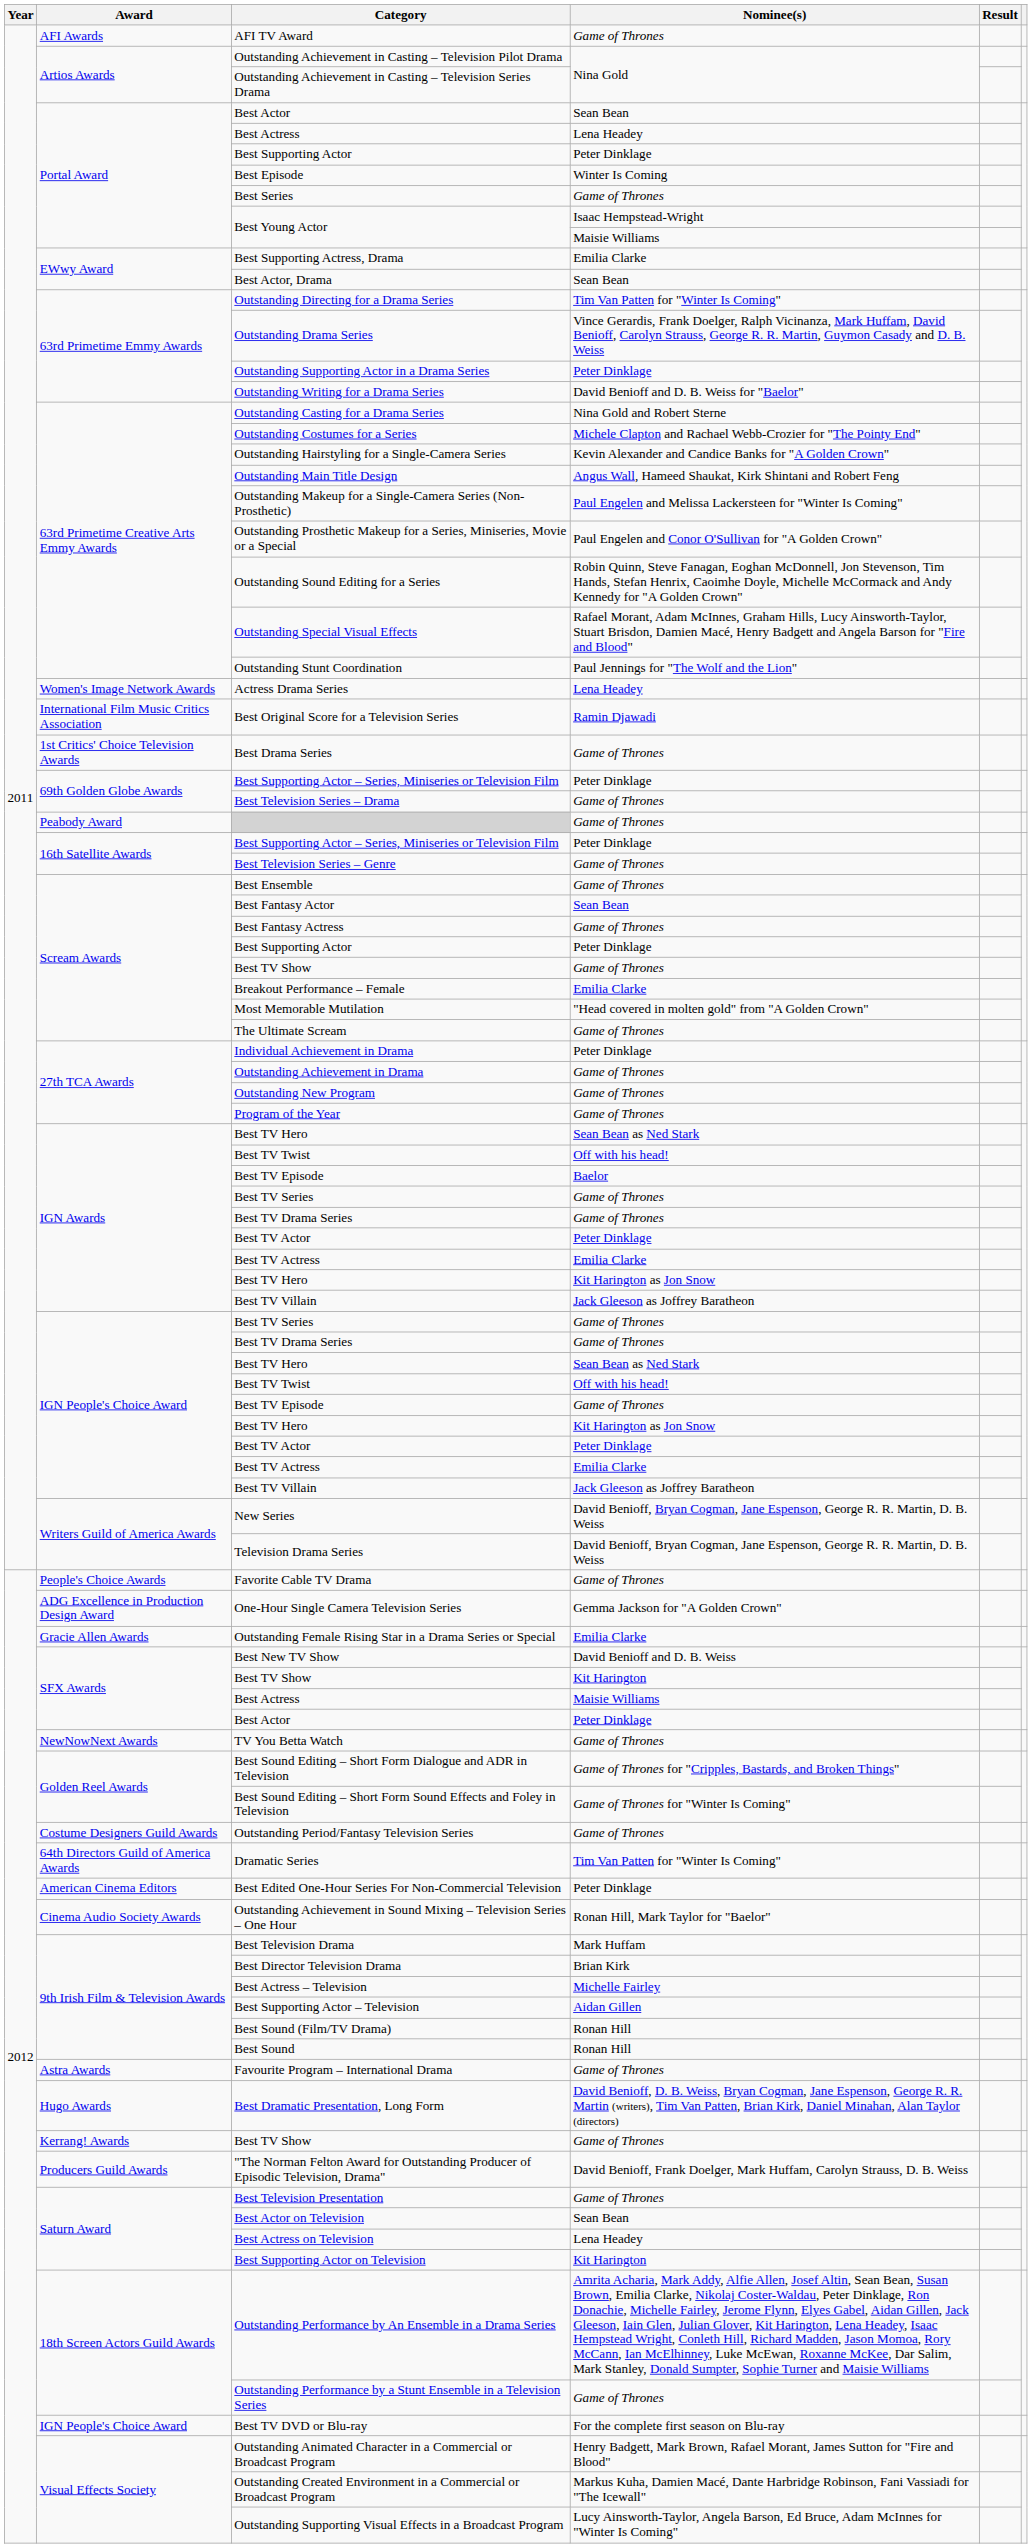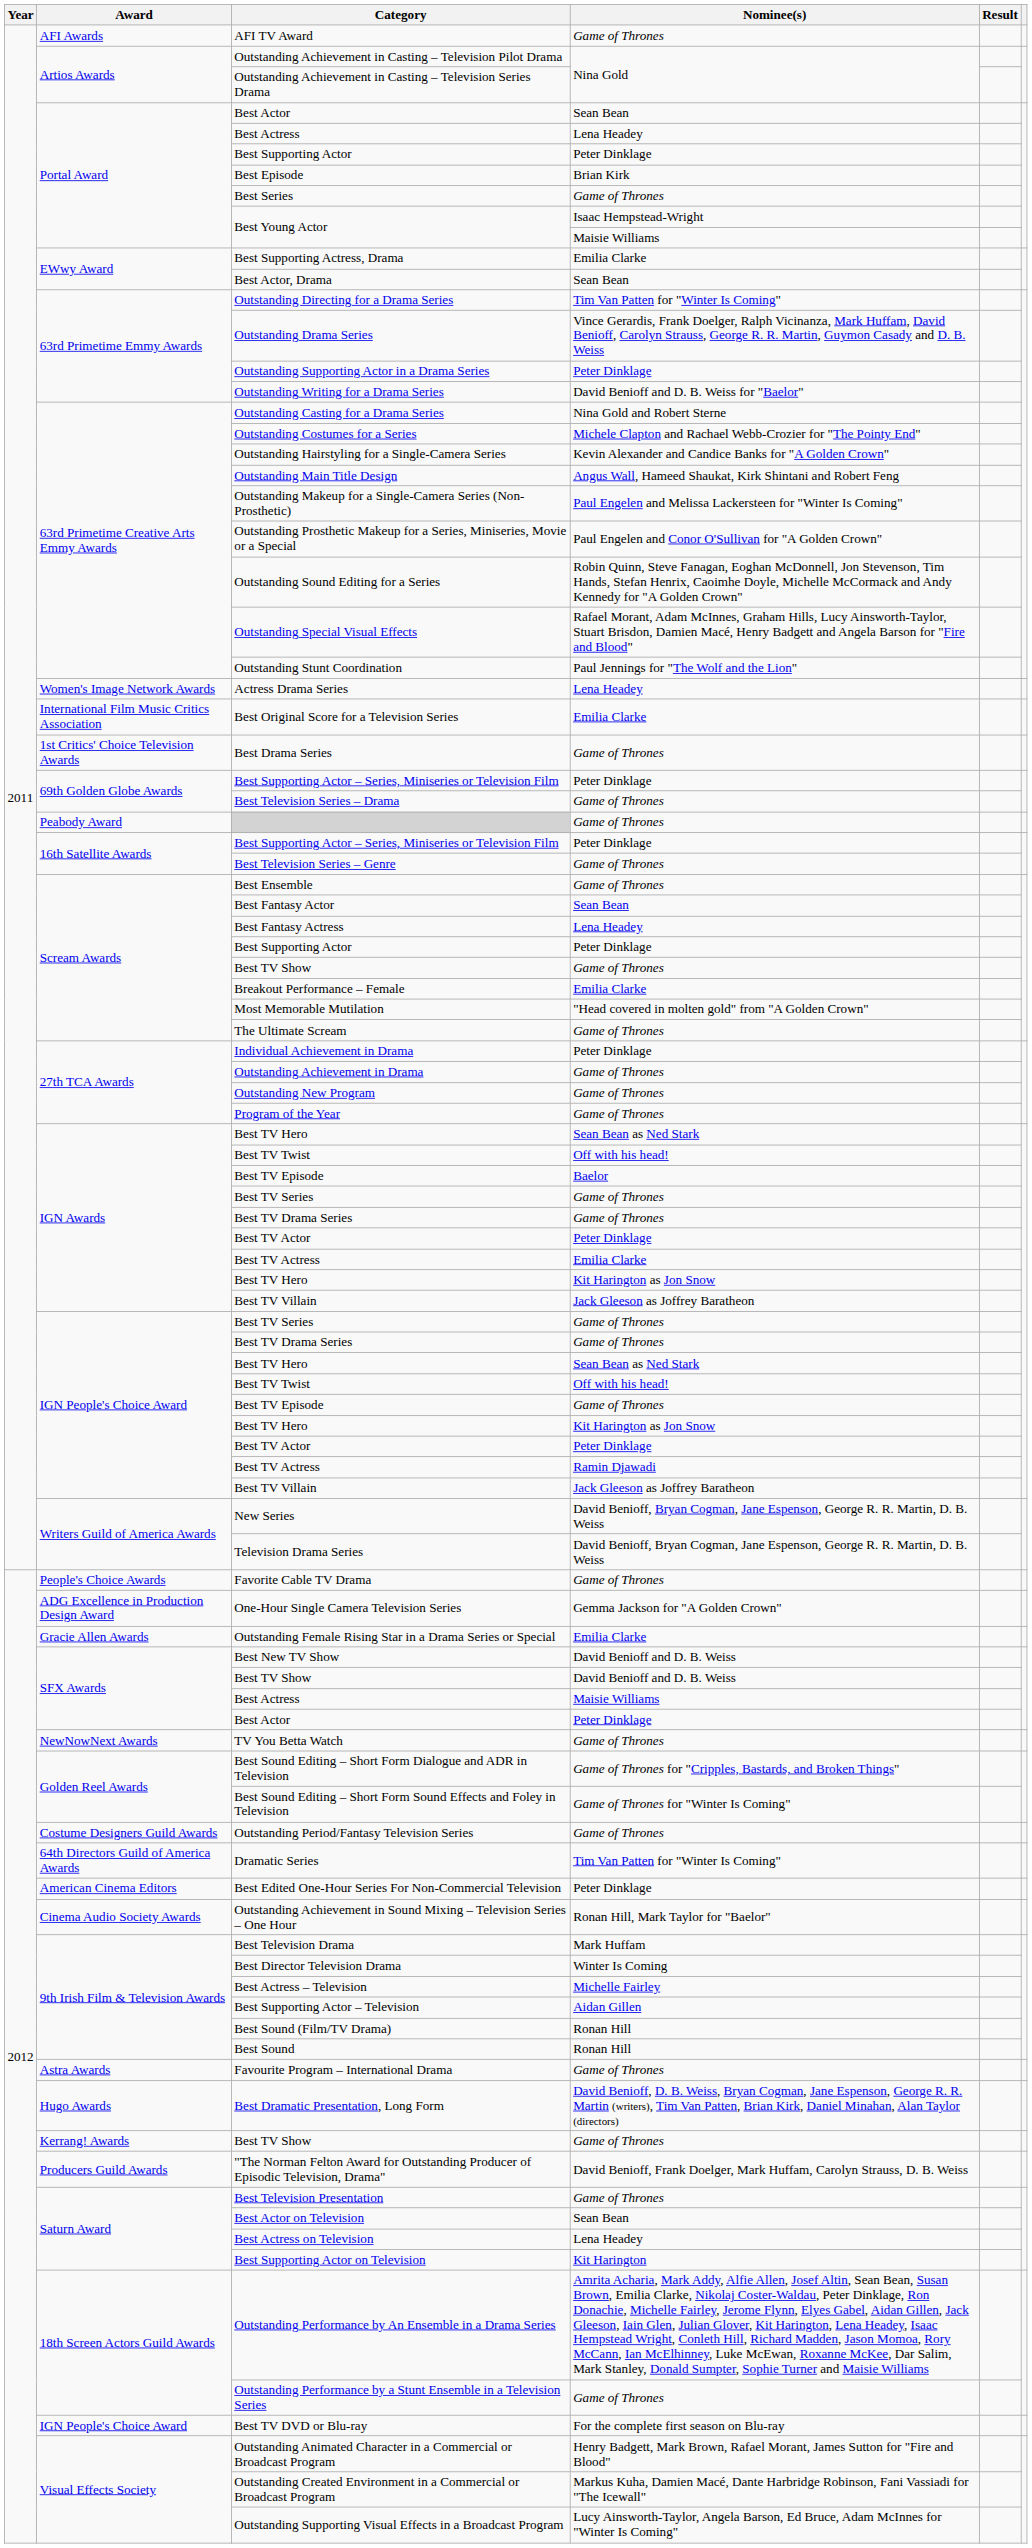(620, 175) Winter Is Coming -> (601, 175) Brian Kirk
(614, 716) Ramin Djawadi -> (610, 716) Emilia Clarke
(618, 926) Game of Thrones -> (608, 926) Lena Headey
(610, 1467) Emilia Clarke -> (614, 1467) Ramin Djawadi
(610, 1678) Kit Harington -> (655, 1678) David Benioff and D. B. Weiss
(601, 1965) Brian Kirk -> (620, 1965) Winter Is Coming
